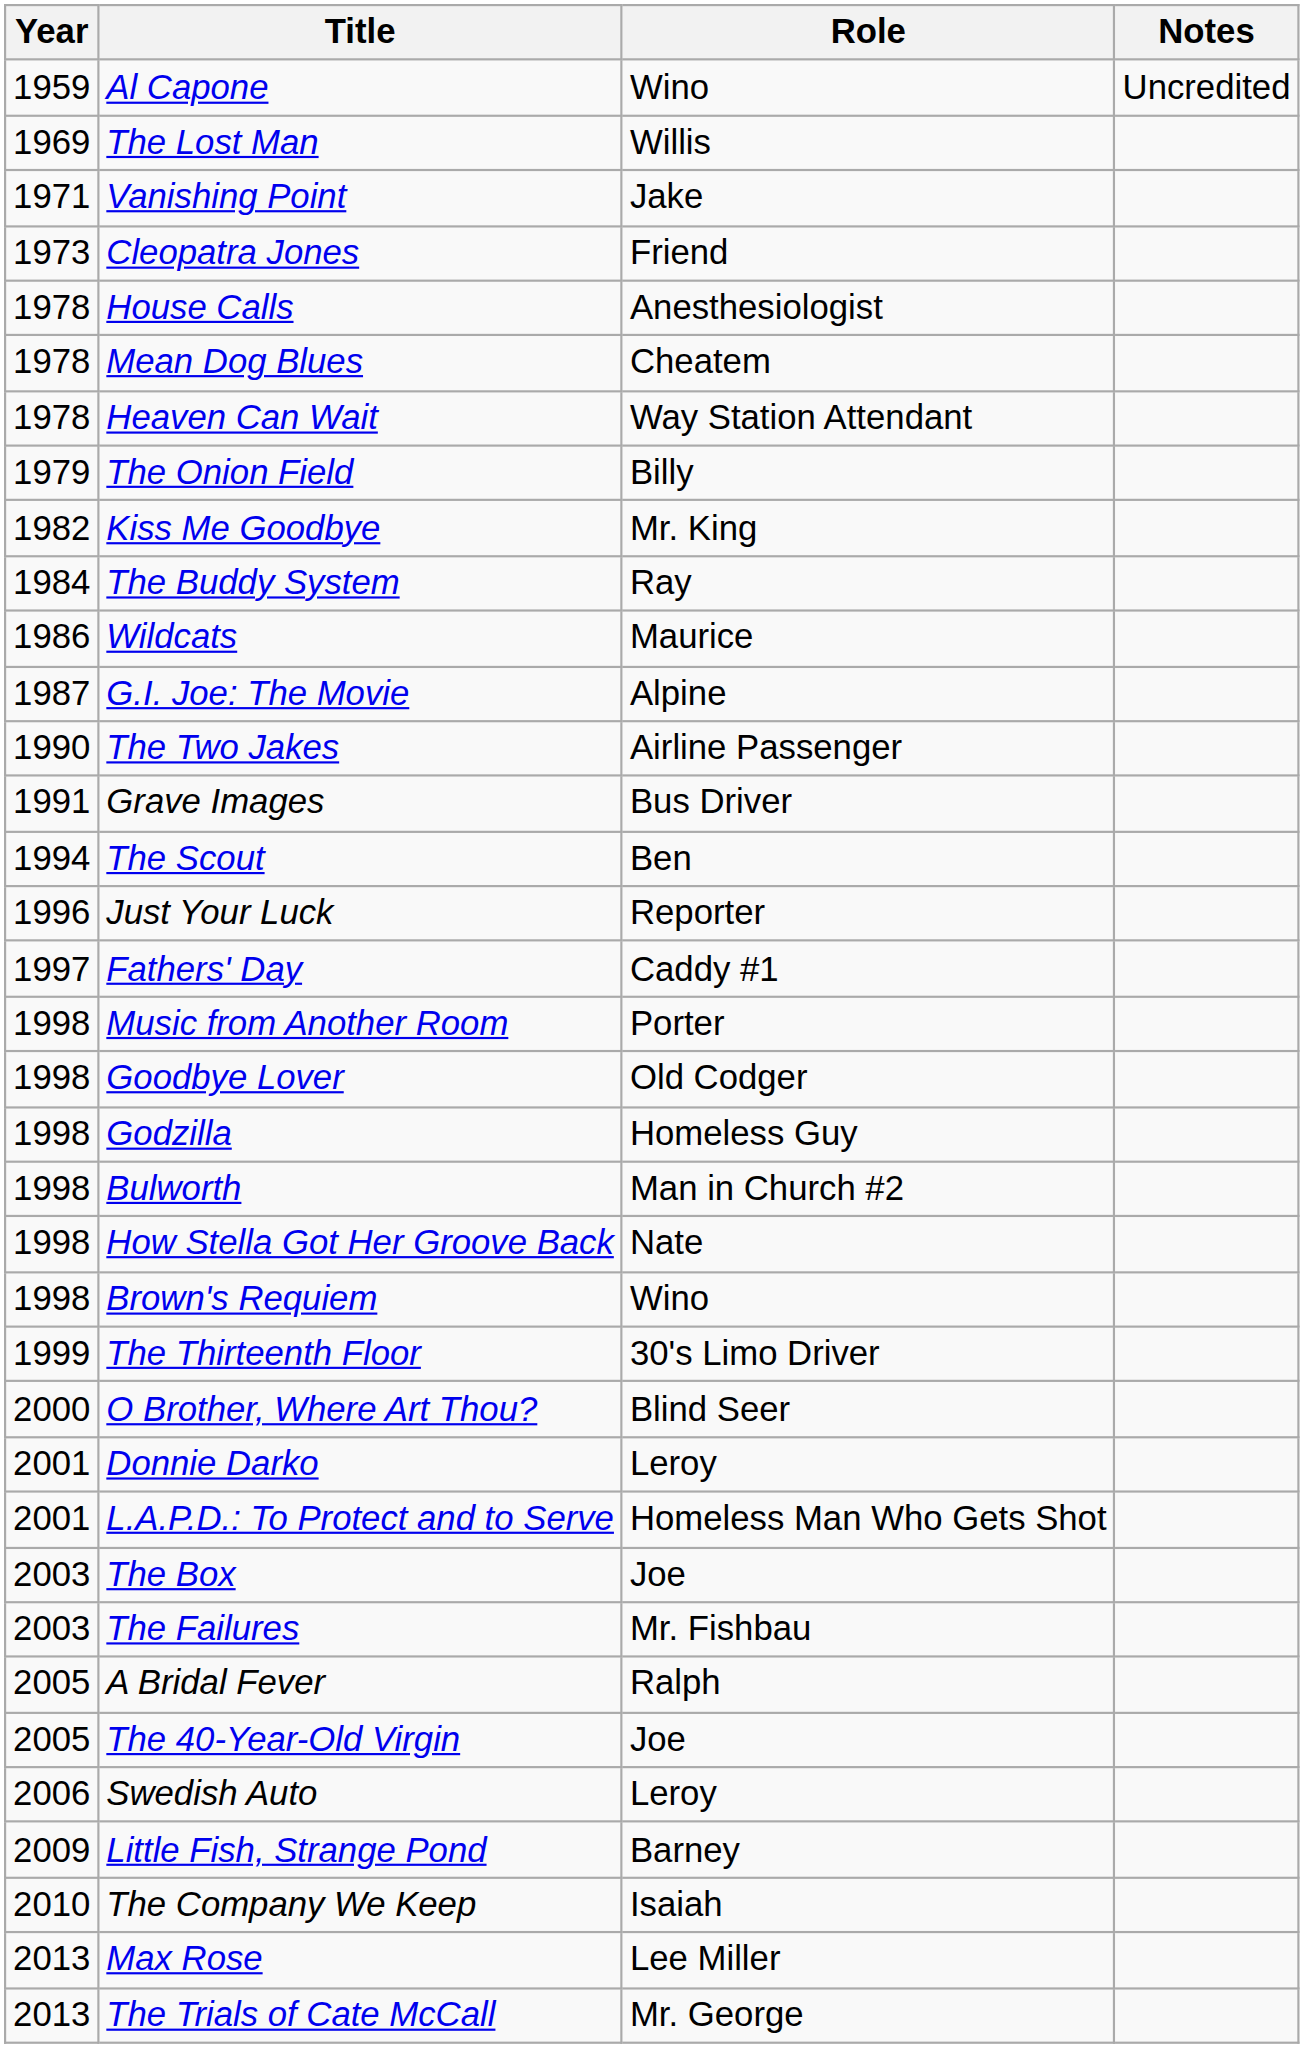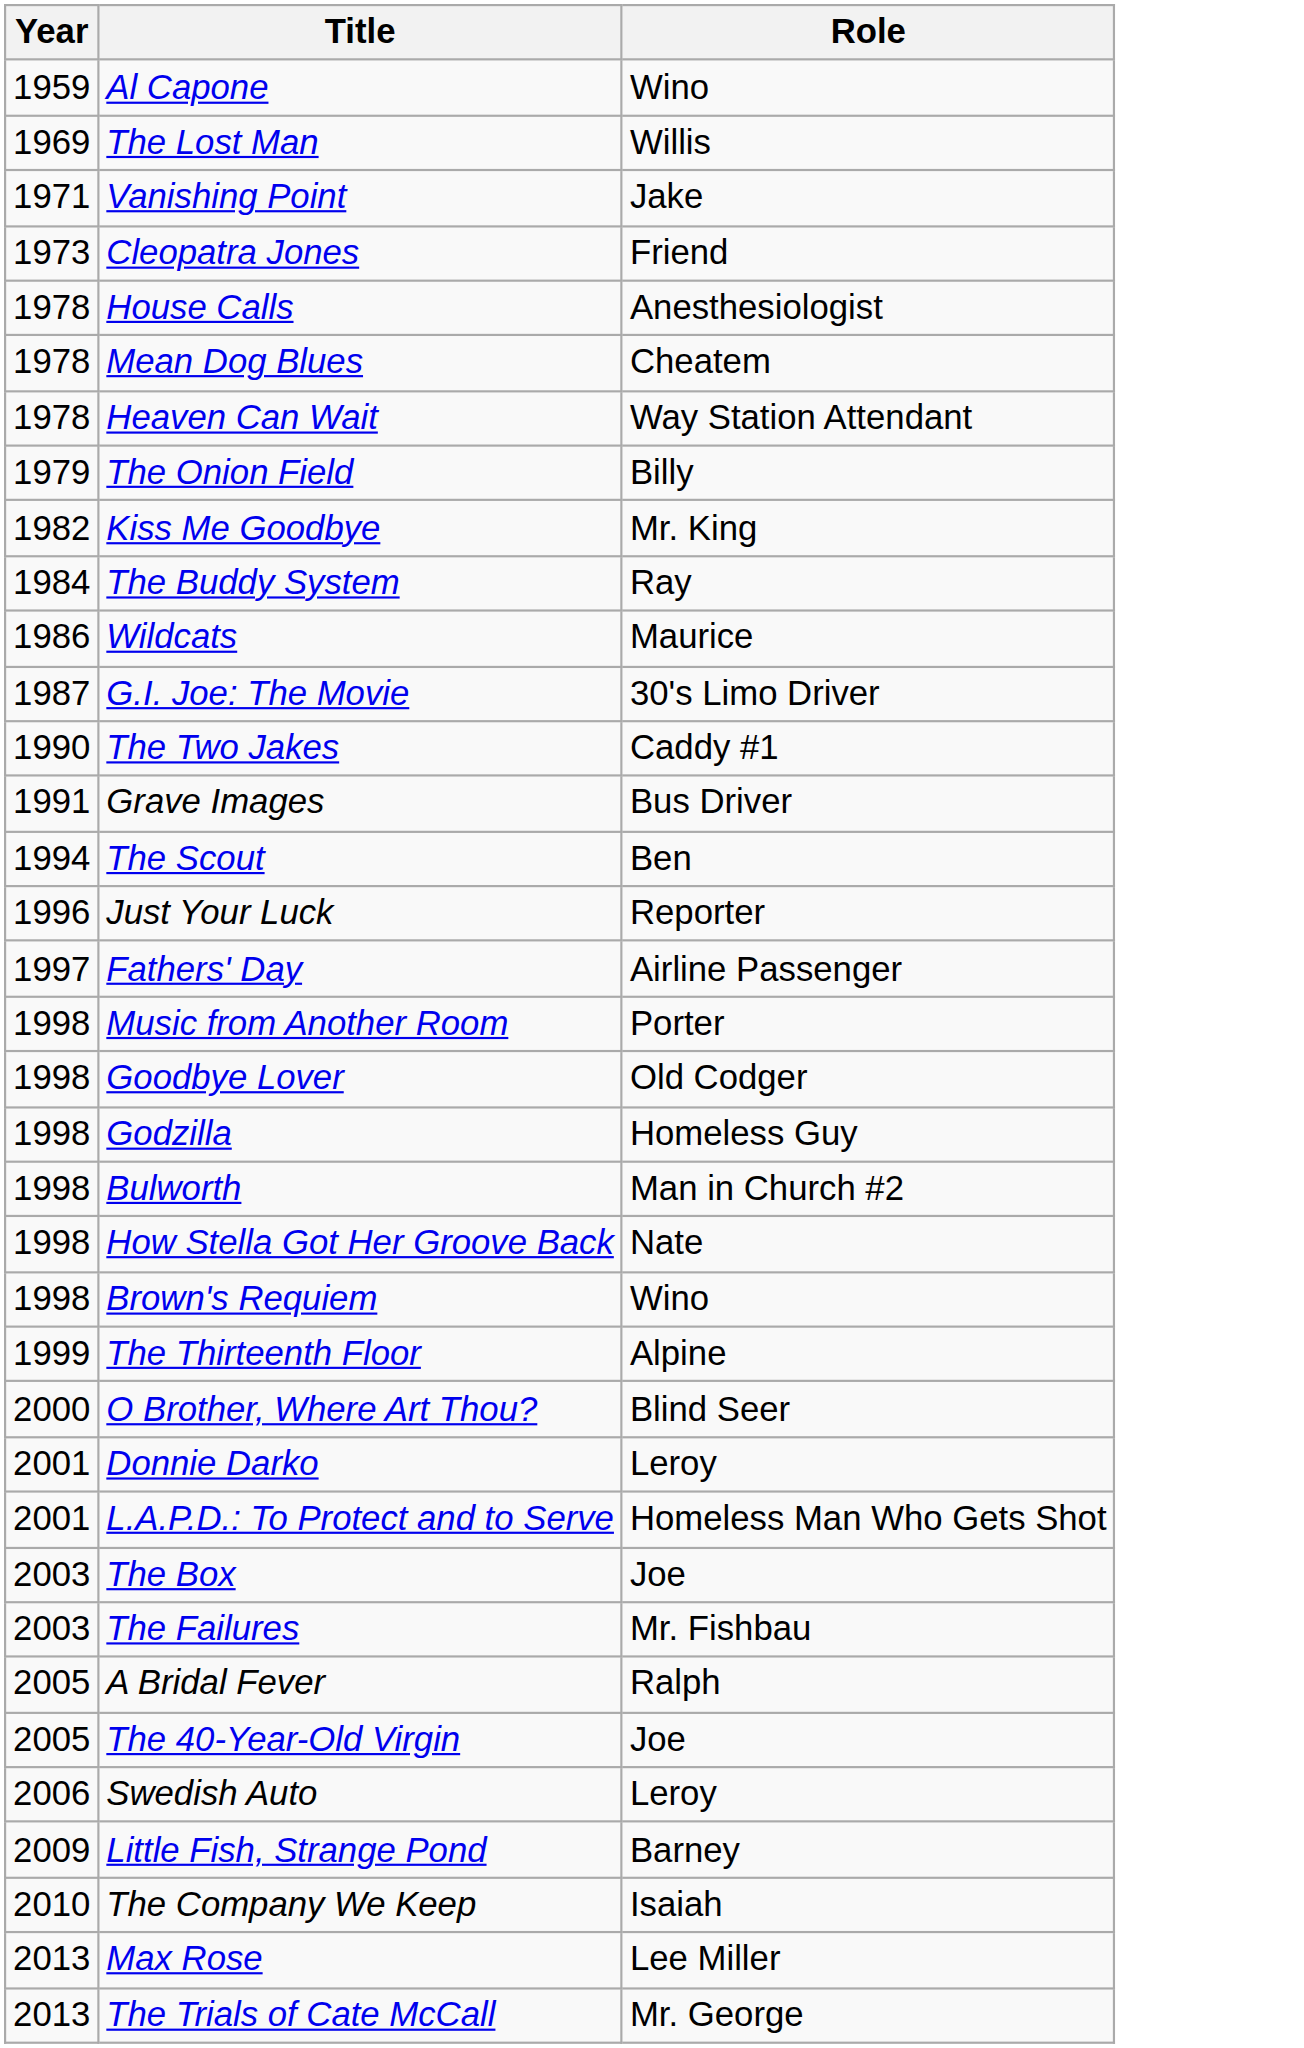- column: (1207, 32)
(678, 692) Alpine -> (755, 692) 30's Limo Driver
(766, 747) Airline Passenger -> (704, 747) Caddy #1
(704, 968) Caddy #1 -> (766, 968) Airline Passenger
(755, 1353) 30's Limo Driver -> (678, 1353) Alpine
